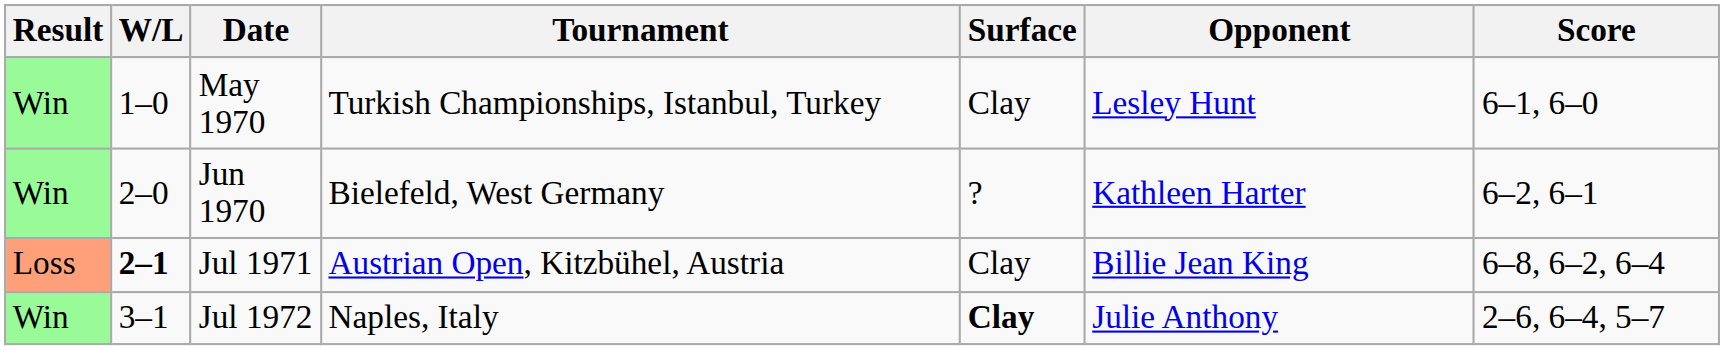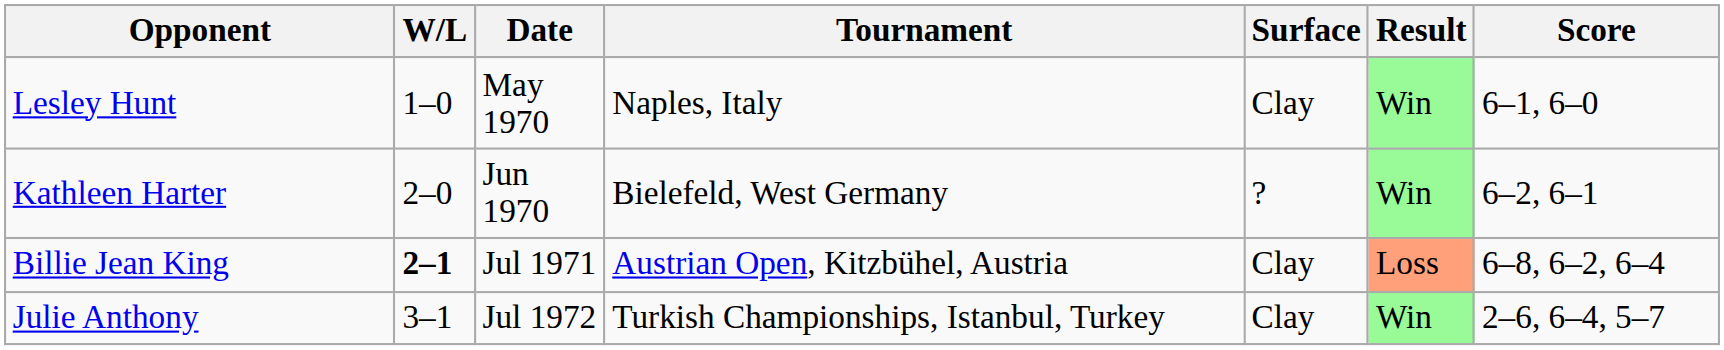columns swapped: (58, 30) <-> (1279, 30)
(605, 102) Turkish Championships, Istanbul, Turkey -> (697, 102) Naples, Italy
(413, 316) Naples, Italy -> (889, 316) Turkish Championships, Istanbul, Turkey
(1001, 316) bold -> (1283, 316) normal
